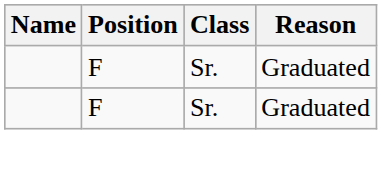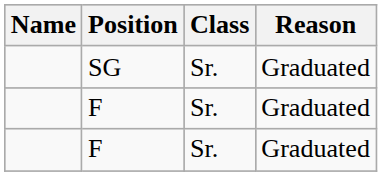+ row: (43, 67)
